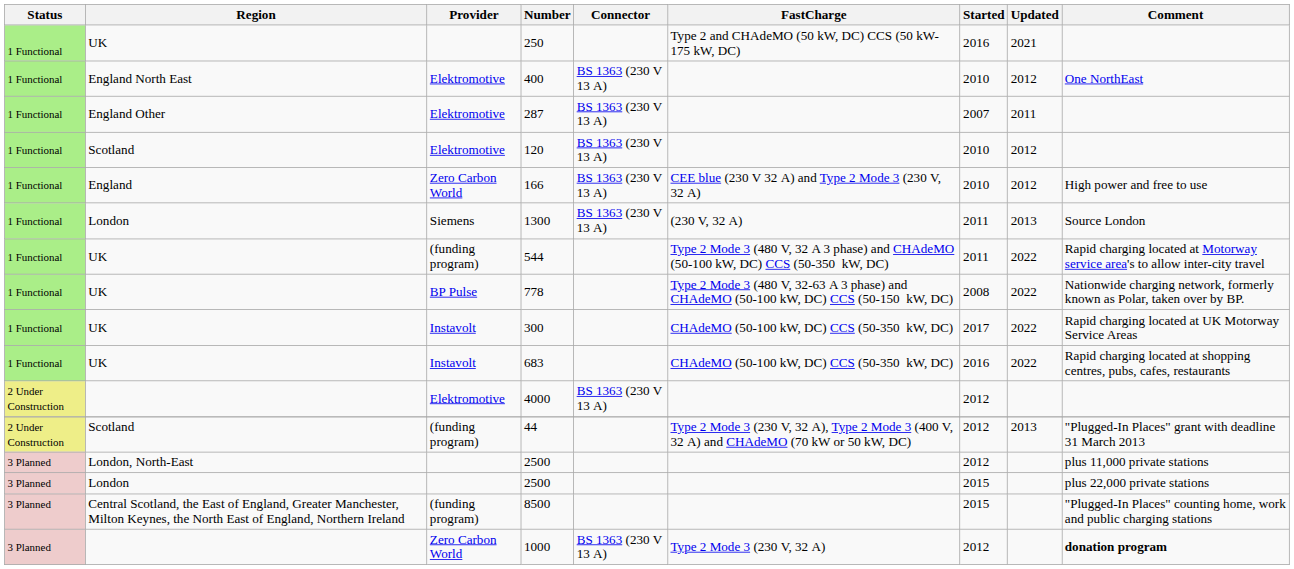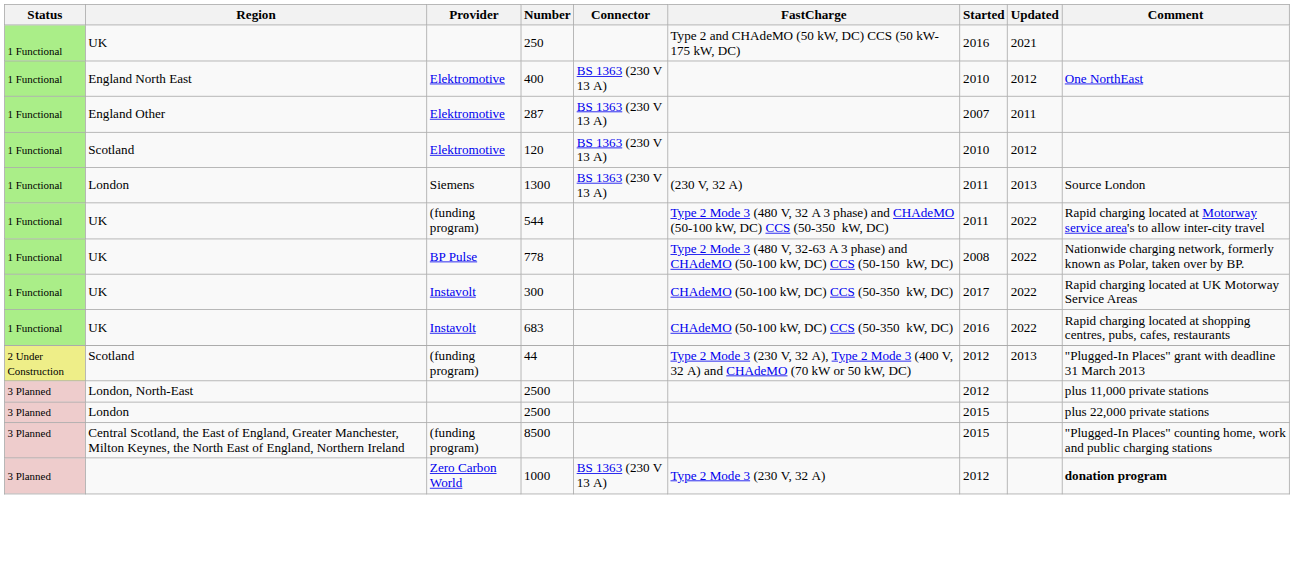- row: (110, 185)
- row: (256, 399)
